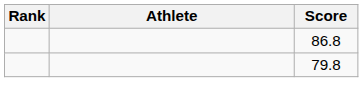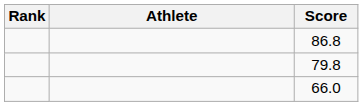+ row: (326, 88)
